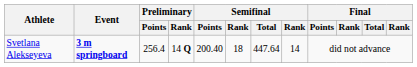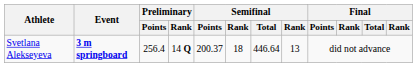(210, 49) 200.40 -> (210, 49) 200.37
(266, 49) 447.64 -> (266, 49) 446.64
(295, 49) 14 -> (295, 49) 13
